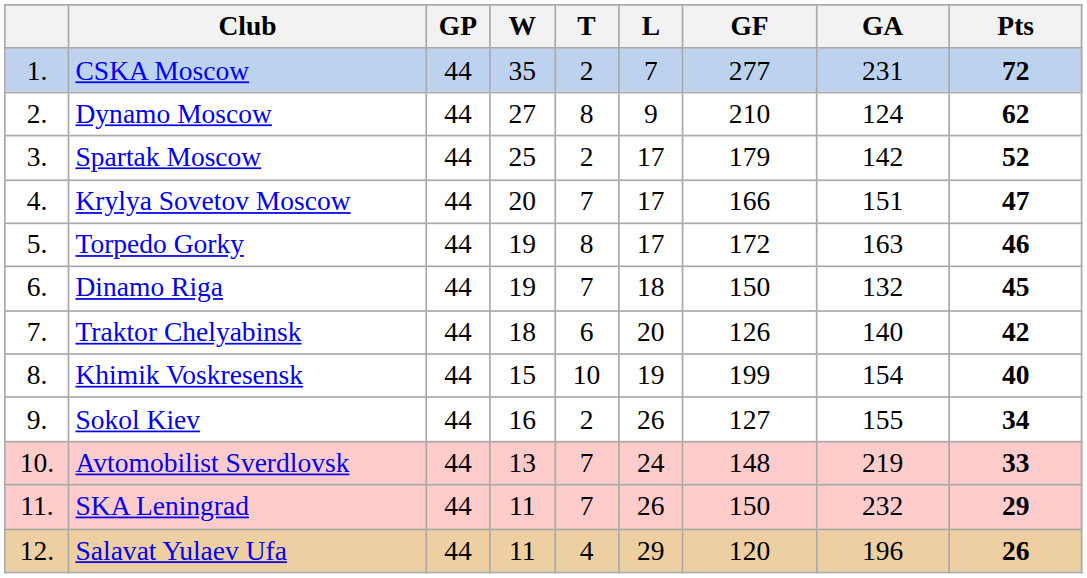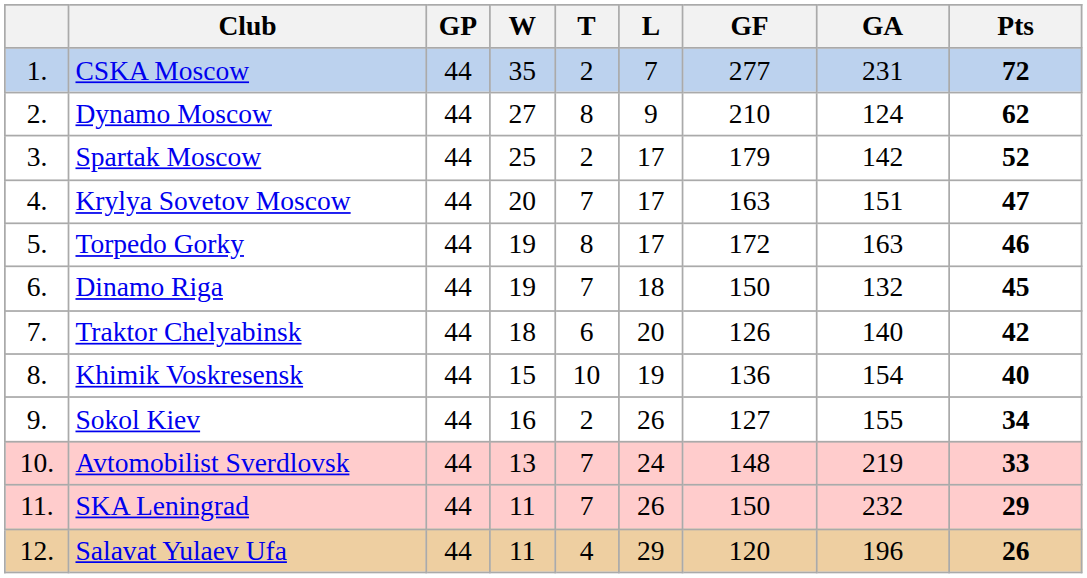(750, 200) 166 -> (750, 200) 163
(750, 375) 199 -> (750, 375) 136
